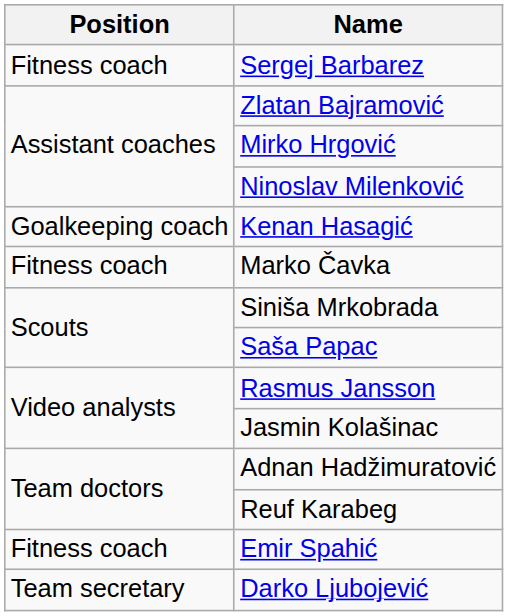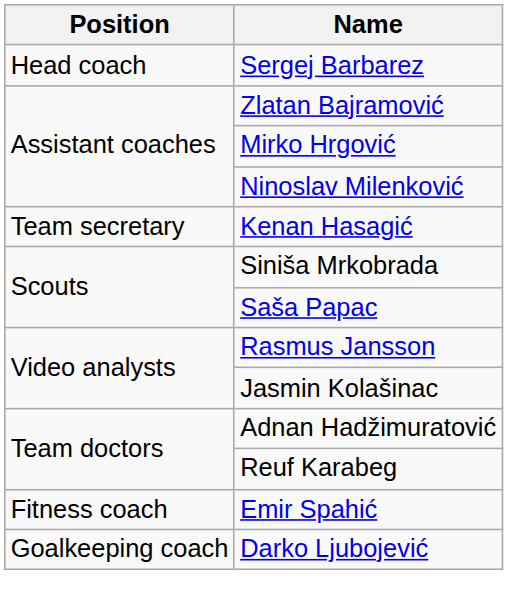(89, 65) Fitness coach -> (79, 65) Head coach
(120, 226) Goalkeeping coach -> (98, 226) Team secretary
- row: (315, 266)
(98, 589) Team secretary -> (120, 549) Goalkeeping coach
